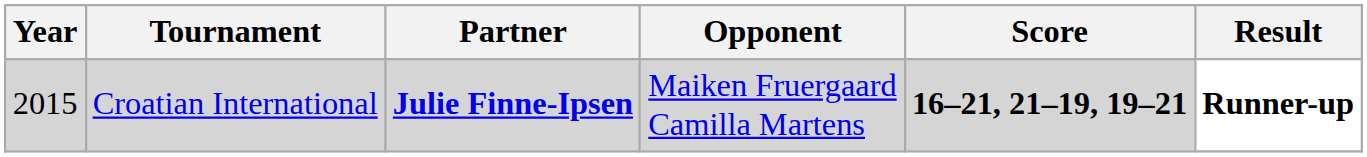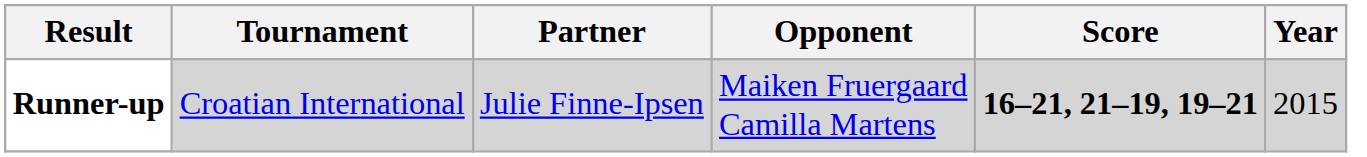columns swapped: (45, 31) <-> (1278, 31)
(513, 104) bold -> (592, 104) normal
